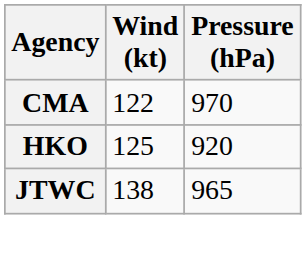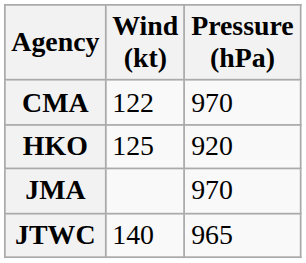+ row: (55, 190)
(133, 190) 138 -> (133, 234) 140
